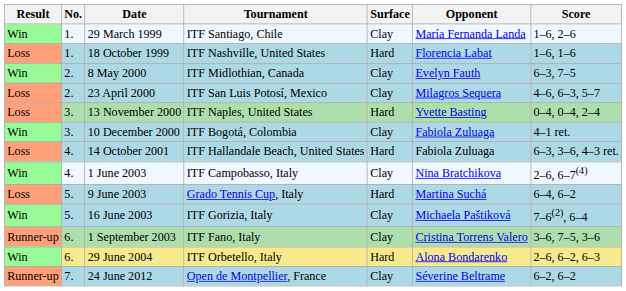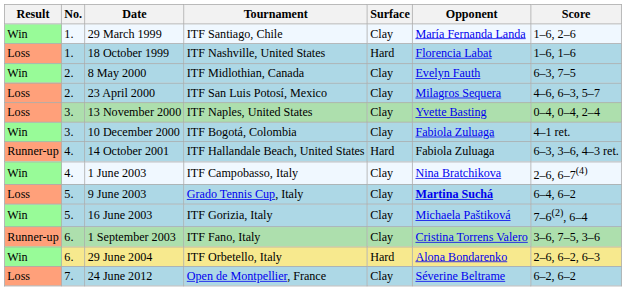(382, 112) Hard -> (382, 112) Clay
(19, 151) Loss -> (33, 151) Runner-up
(382, 193) Hard -> (382, 193) Clay
(451, 193) normal -> (454, 193) bold
(33, 275) Runner-up -> (19, 275) Loss
